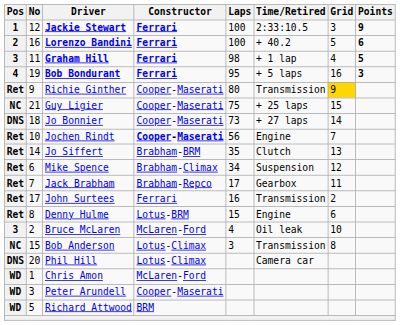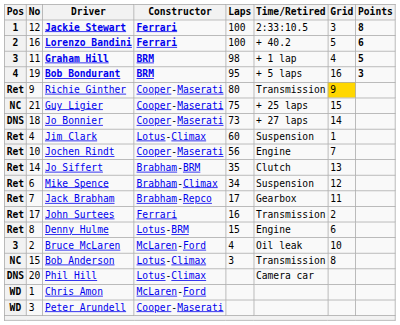(361, 28) 9 -> (361, 28) 8
(157, 59) Ferrari -> (145, 59) BRM
(157, 75) Ferrari -> (145, 75) BRM
+ row: (71, 137)
(180, 137) bold -> (180, 152) normal
- row: (88, 308)
